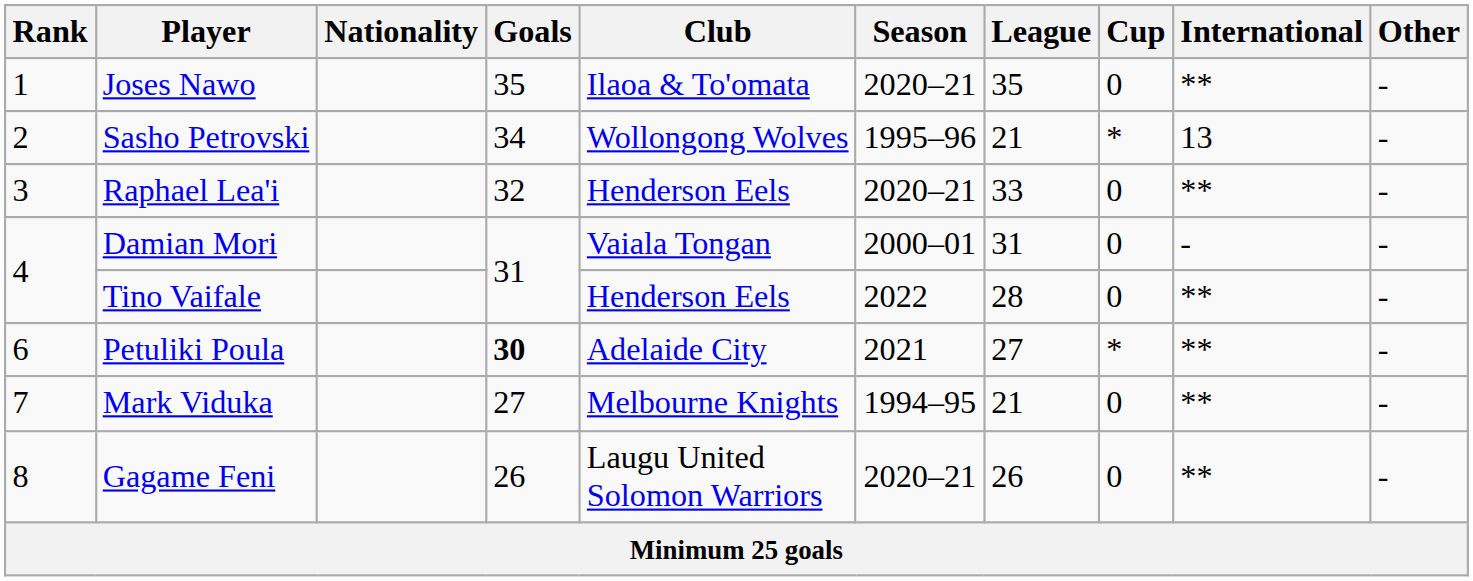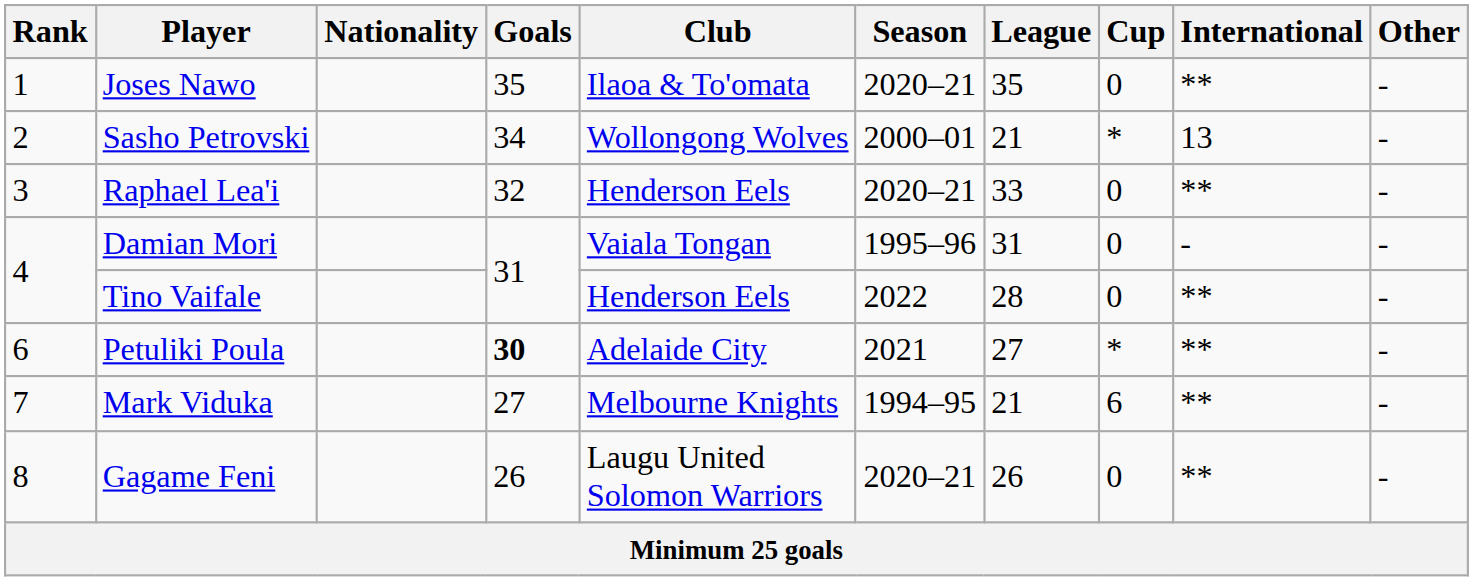(920, 137) 1995–96 -> (920, 137) 2000–01
(920, 243) 2000–01 -> (920, 243) 1995–96
(1114, 403) 0 -> (1114, 403) 6
